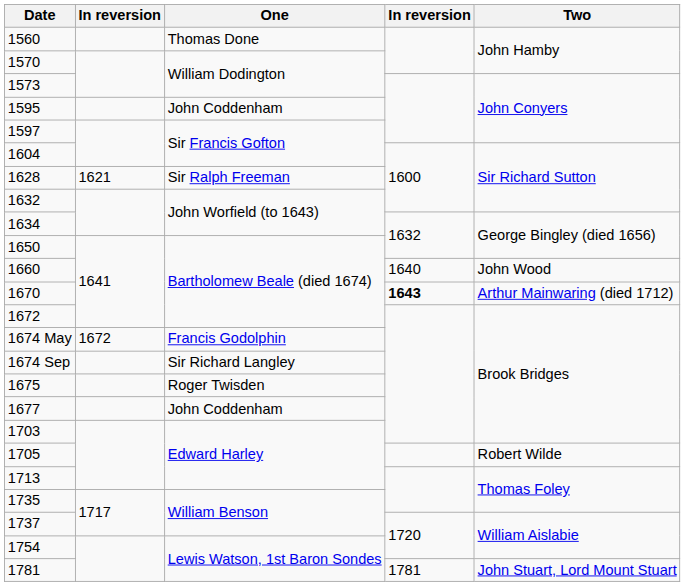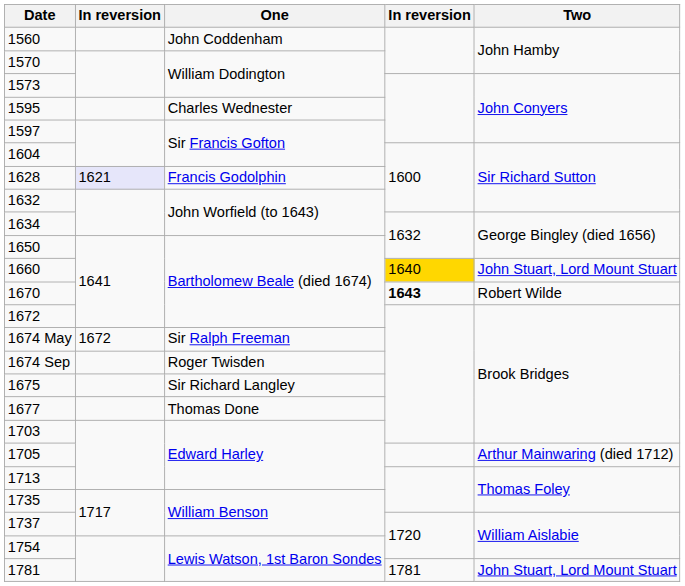(213, 39) Thomas Done -> (225, 39) John Coddenham
(225, 108) John Coddenham -> (230, 108) Charles Wednester
(95, 177) no background -> (95, 177) lavender background
(229, 177) Sir Ralph Freeman -> (227, 177) Francis Godolphin
(405, 270) no background -> (405, 270) gold background
(514, 270) John Wood -> (577, 270) John Stuart, Lord Mount Stuart
(576, 293) Arthur Mainwaring (died 1712) -> (520, 293) Robert Wilde
(227, 339) Francis Godolphin -> (229, 339) Sir Ralph Freeman
(231, 362) Sir Richard Langley -> (216, 362) Roger Twisden
(216, 385) Roger Twisden -> (231, 385) Sir Richard Langley
(225, 408) John Coddenham -> (213, 408) Thomas Done
(520, 454) Robert Wilde -> (576, 454) Arthur Mainwaring (died 1712)
